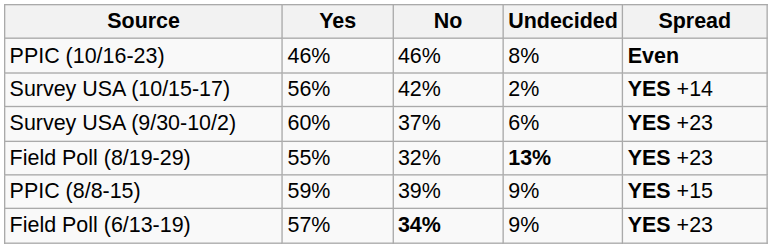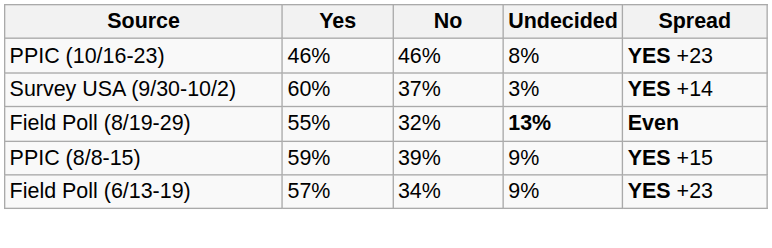(653, 55) Even -> (670, 55) YES +23
- row: (120, 89)
(524, 123) 6% -> (524, 89) 3%
(670, 123) YES +23 -> (670, 89) YES +14
(670, 157) YES +23 -> (653, 123) Even
(419, 225) bold -> (419, 191) normal
